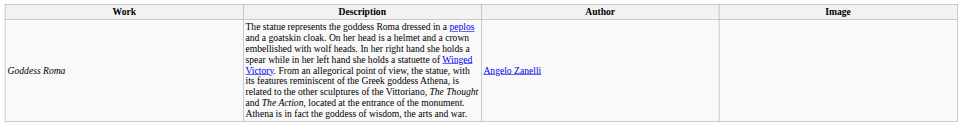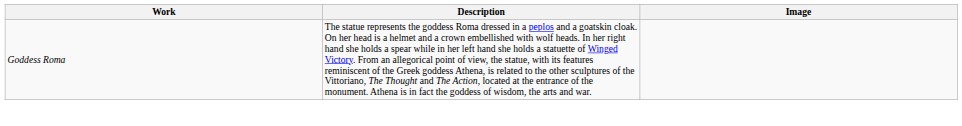- column: (600, 12)
